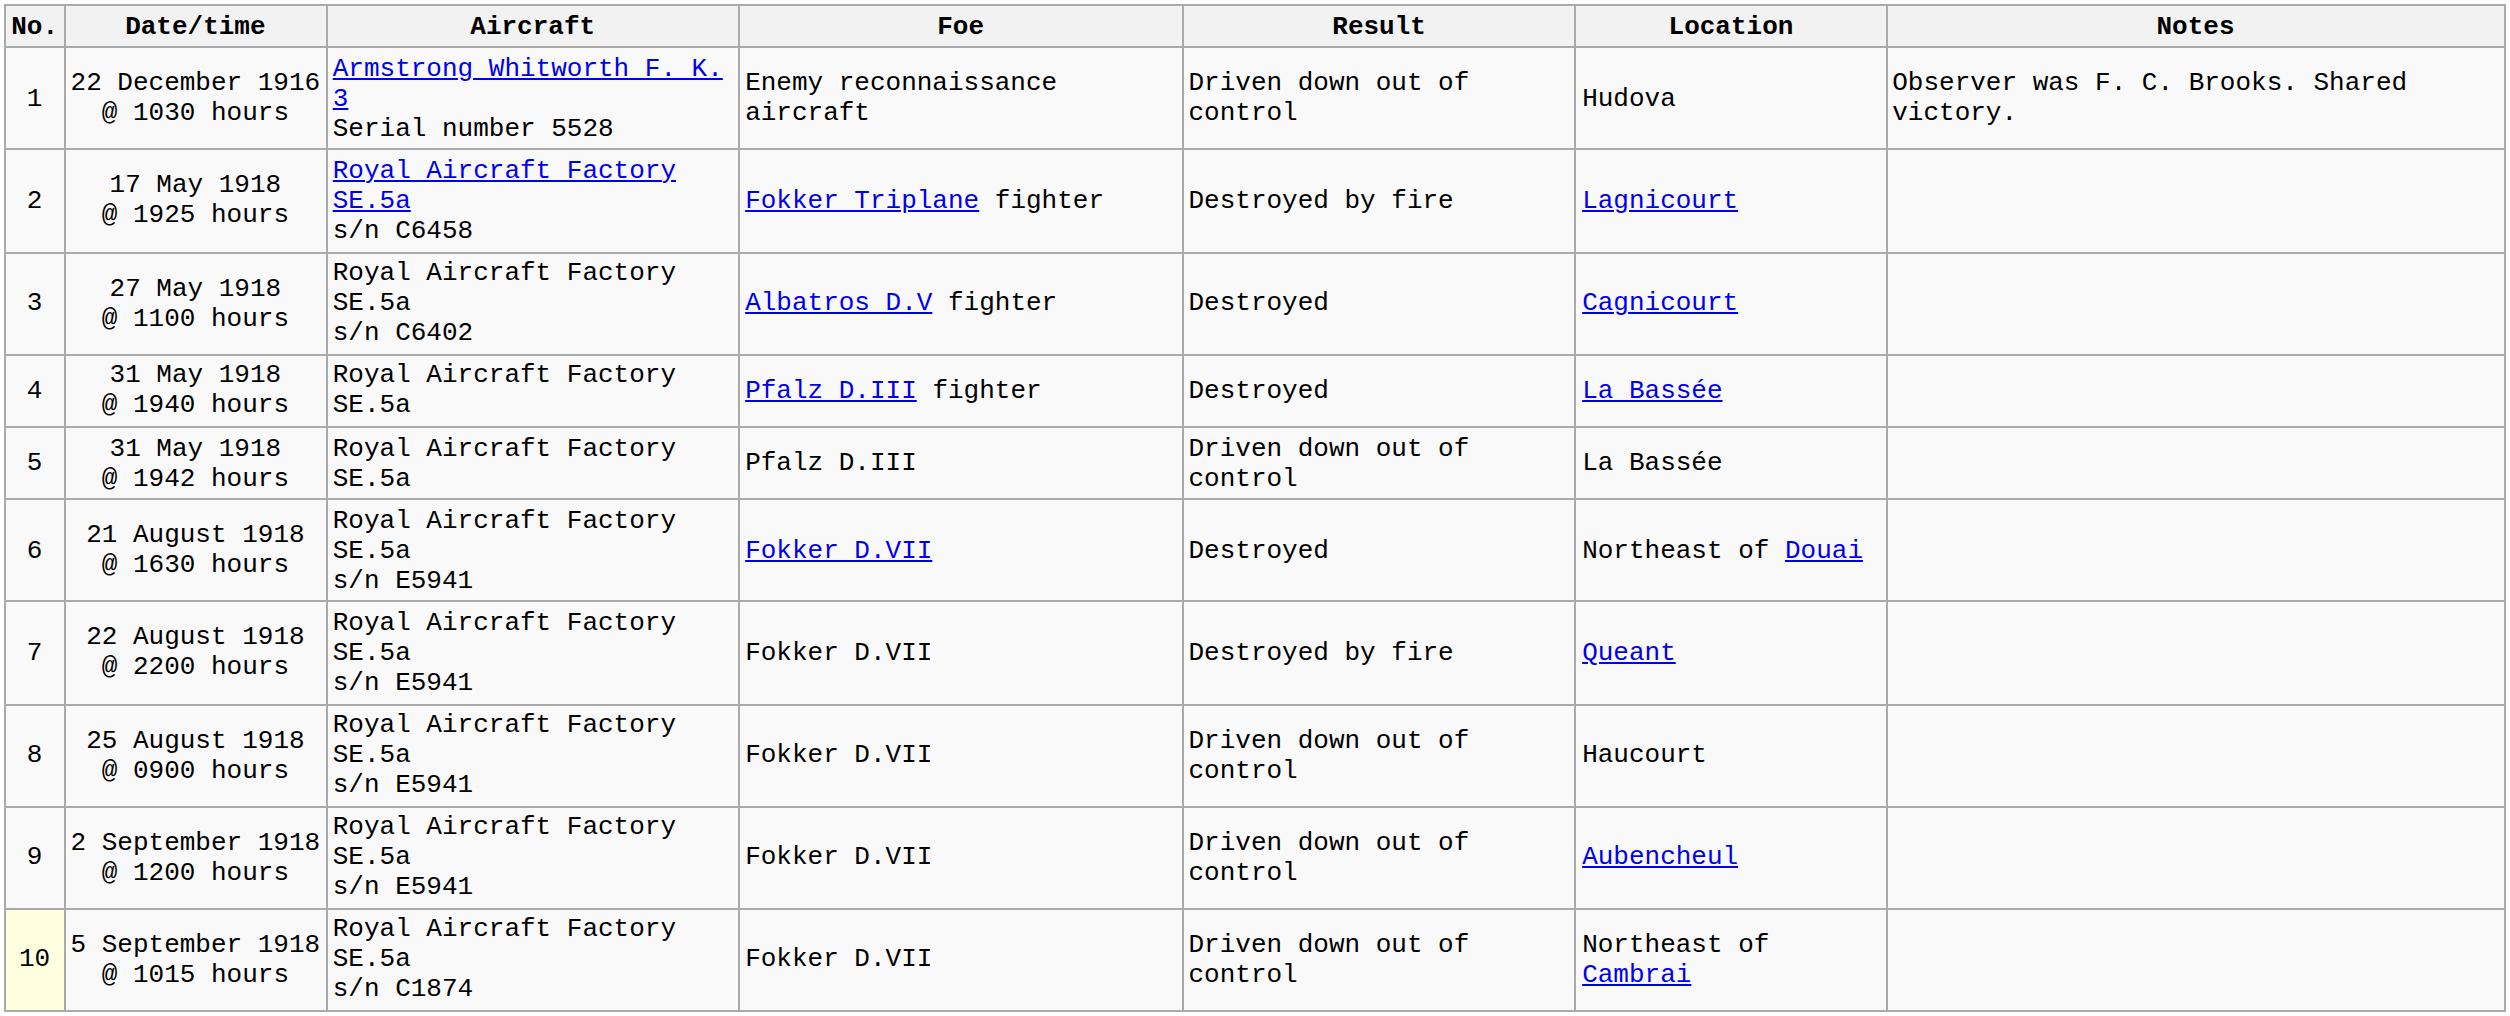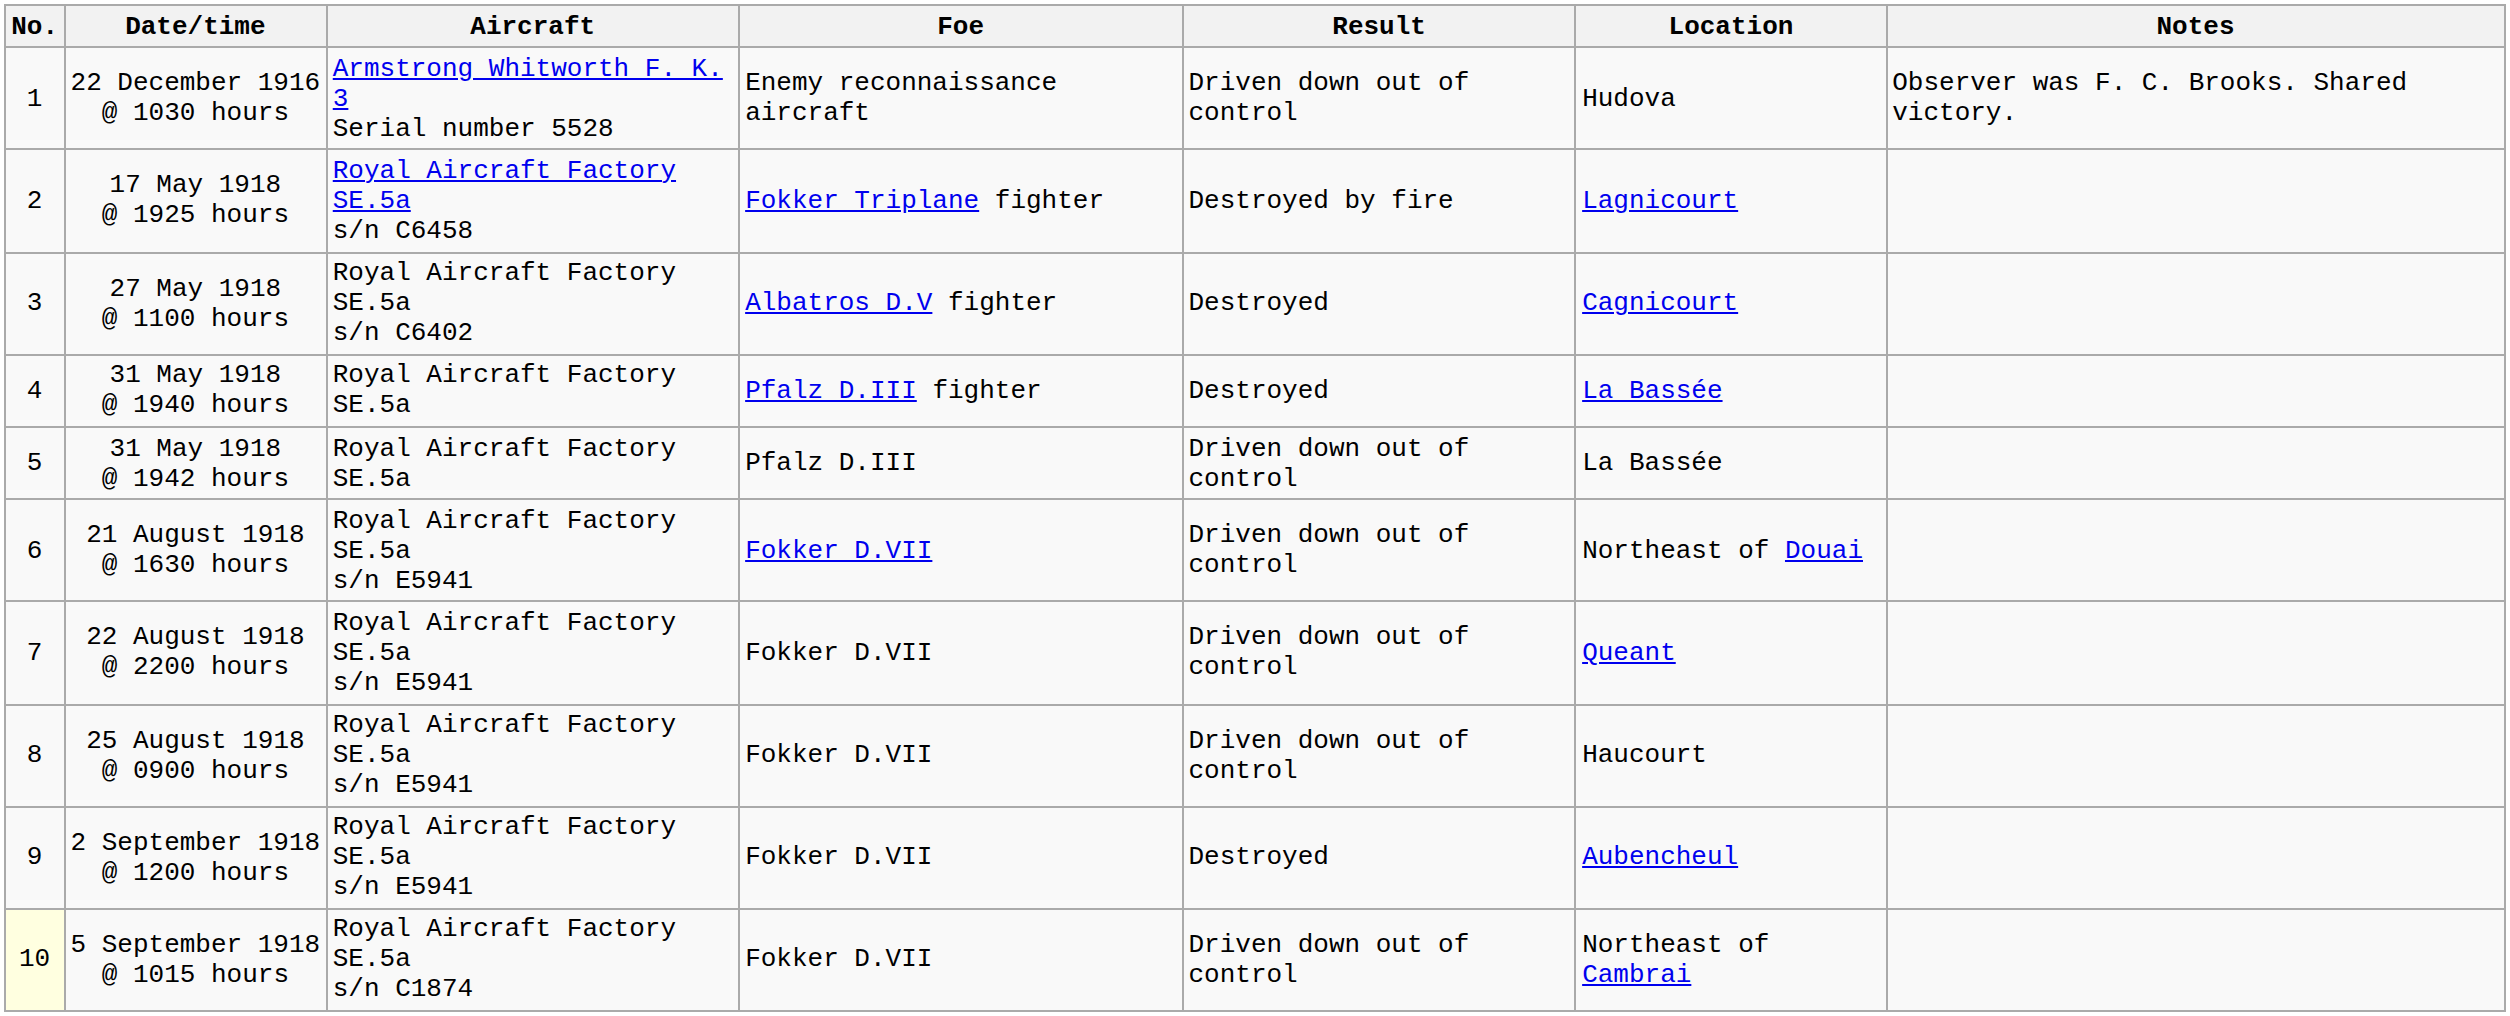(1259, 550) Destroyed -> (1329, 550) Driven down out of control
(1321, 653) Destroyed by fire -> (1329, 653) Driven down out of control
(1329, 858) Driven down out of control -> (1259, 858) Destroyed
